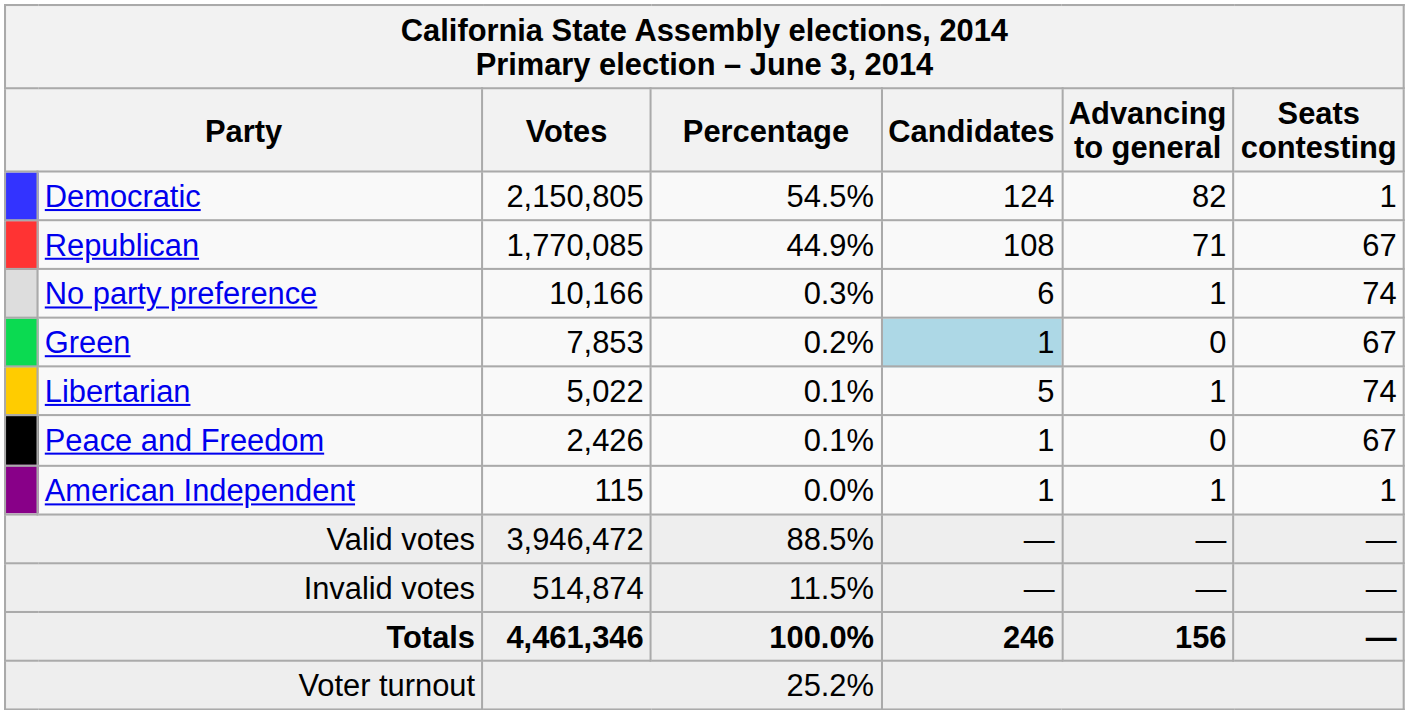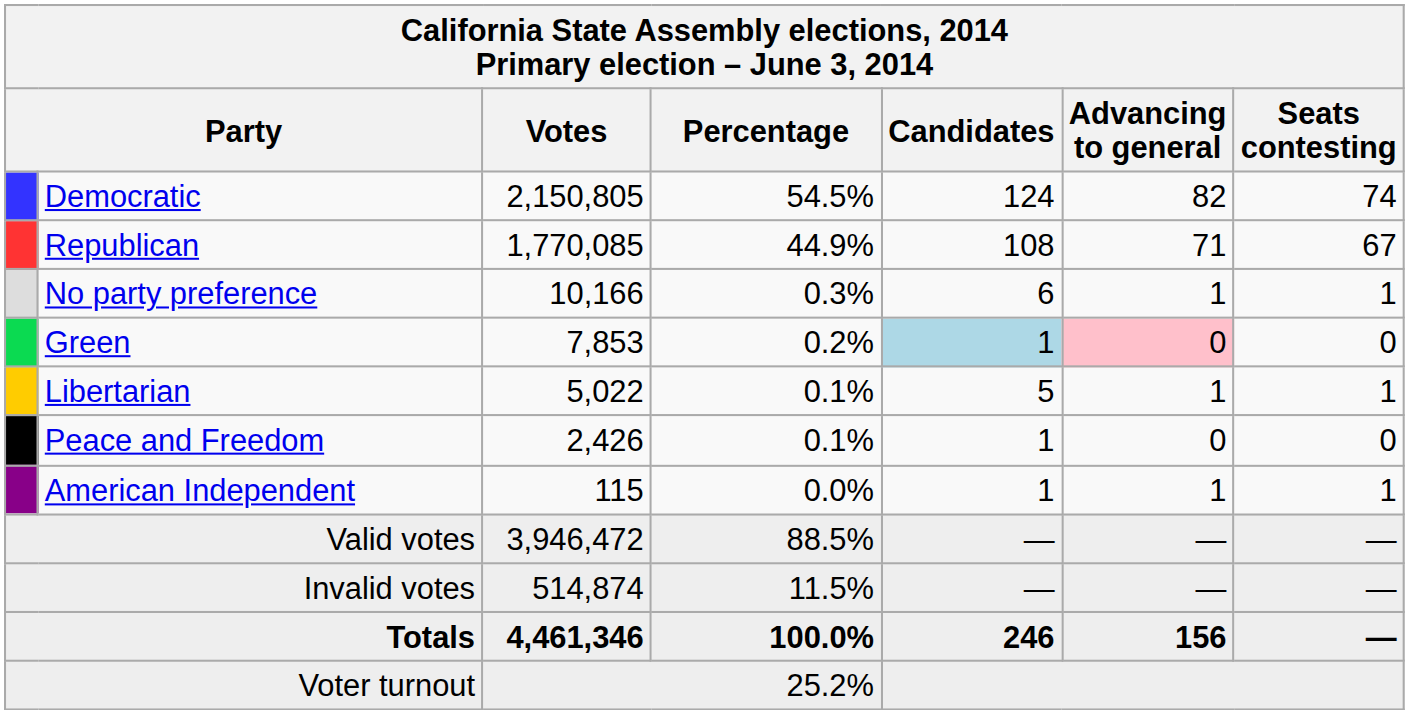(1388, 196) 1 -> (1379, 196) 74
(1379, 294) 74 -> (1388, 294) 1
(1218, 343) no background -> (1218, 343) pink background
(1379, 343) 67 -> (1388, 343) 0
(1379, 392) 74 -> (1388, 392) 1
(1379, 441) 67 -> (1388, 441) 0
